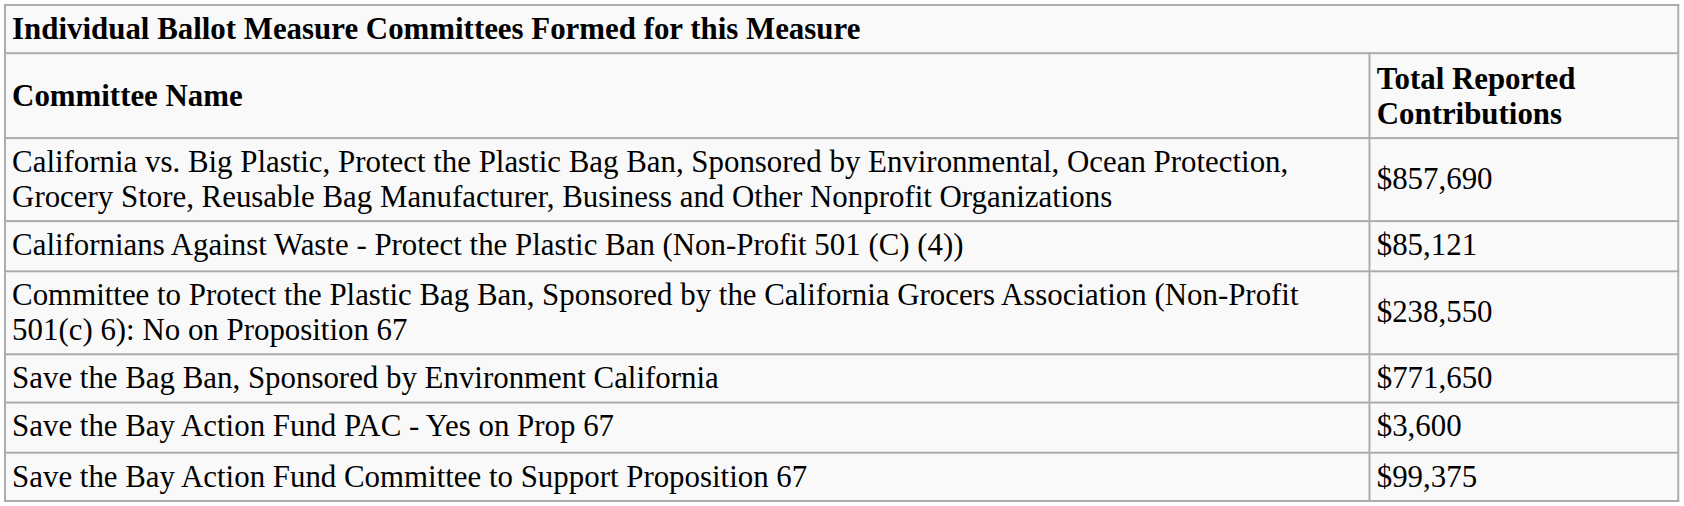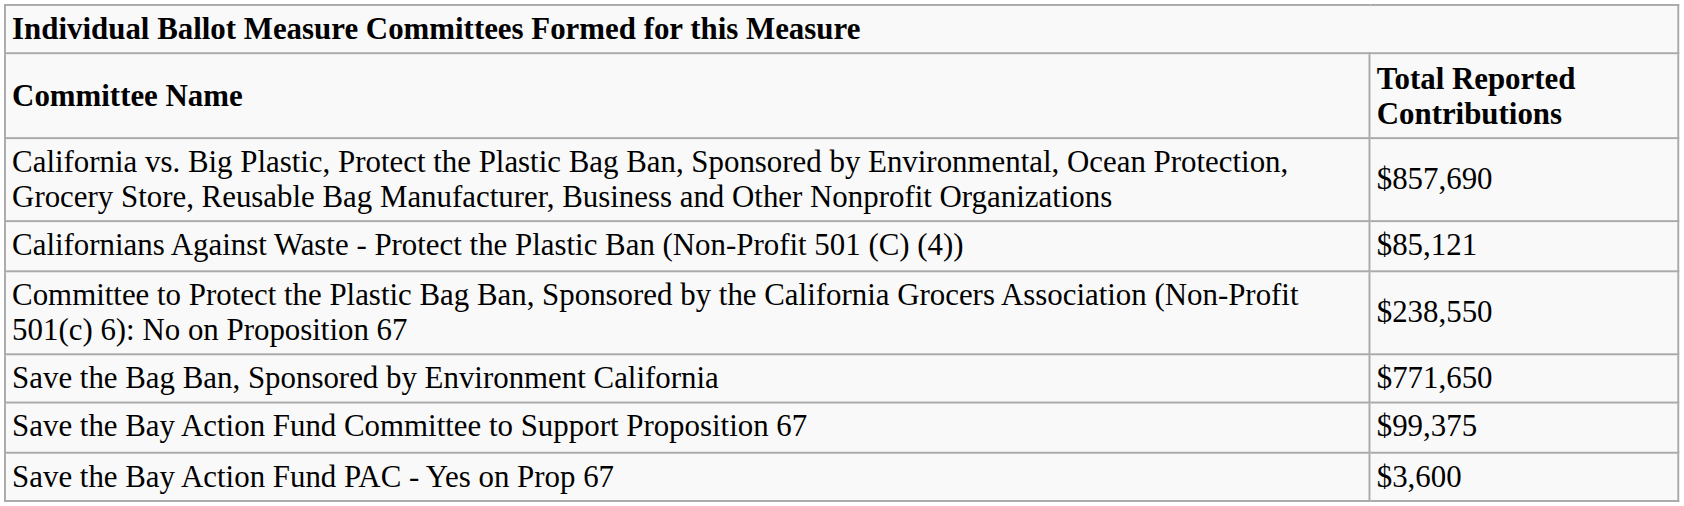rows swapped: (410, 476) <-> (313, 427)
